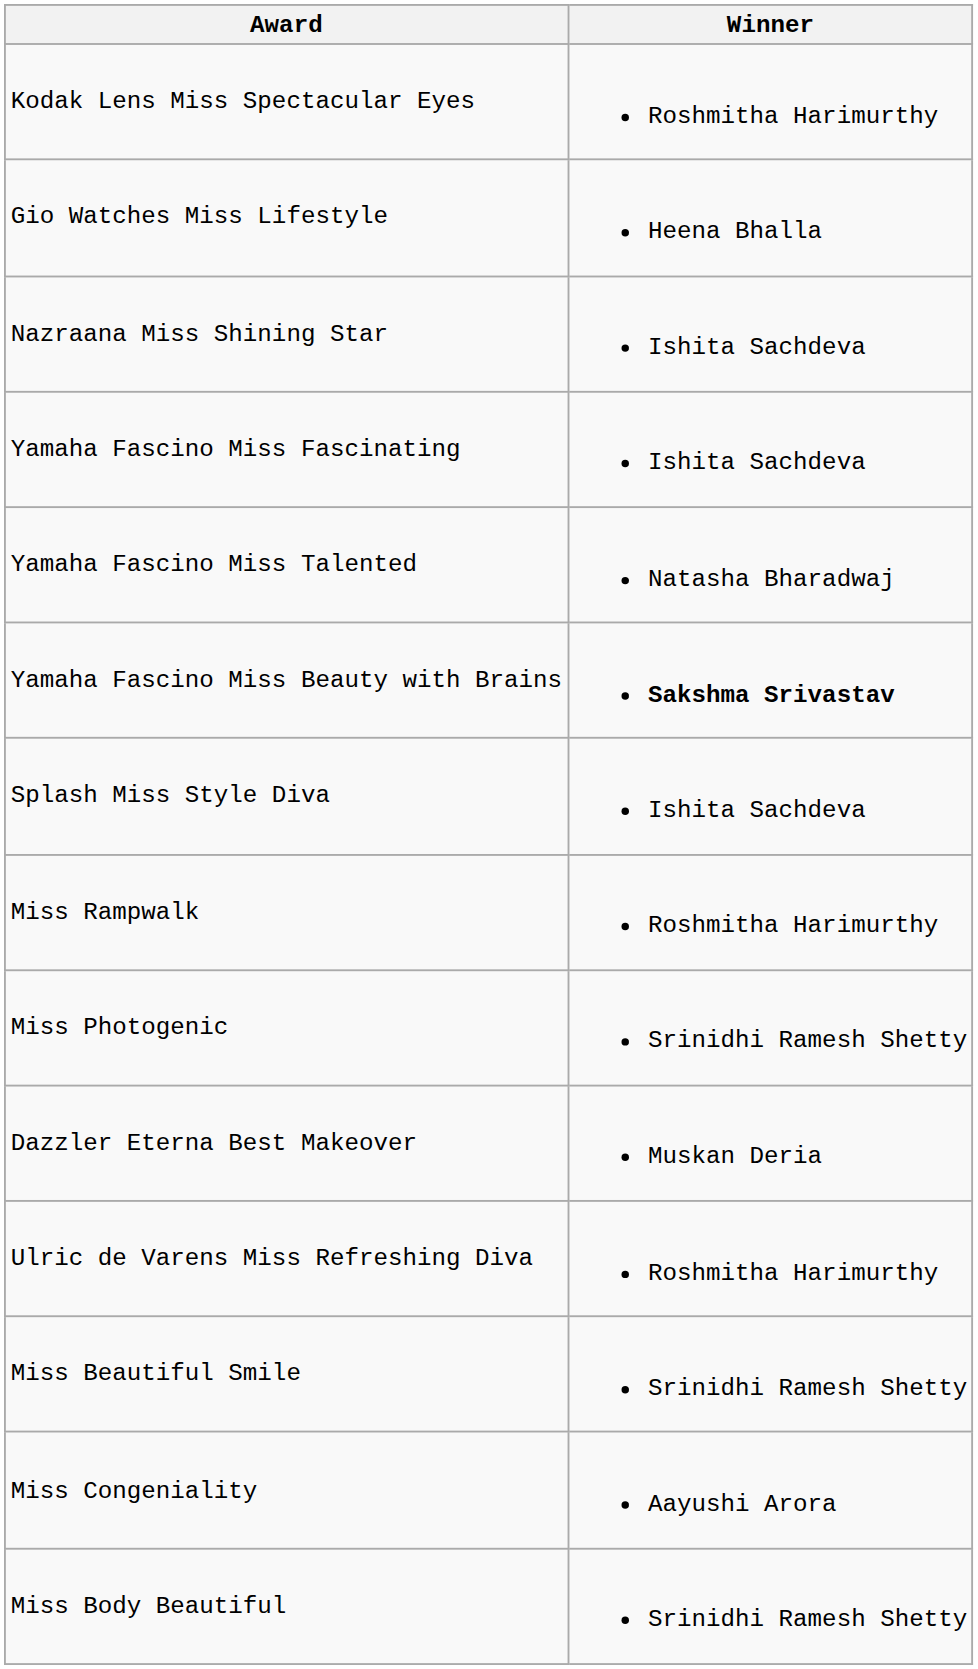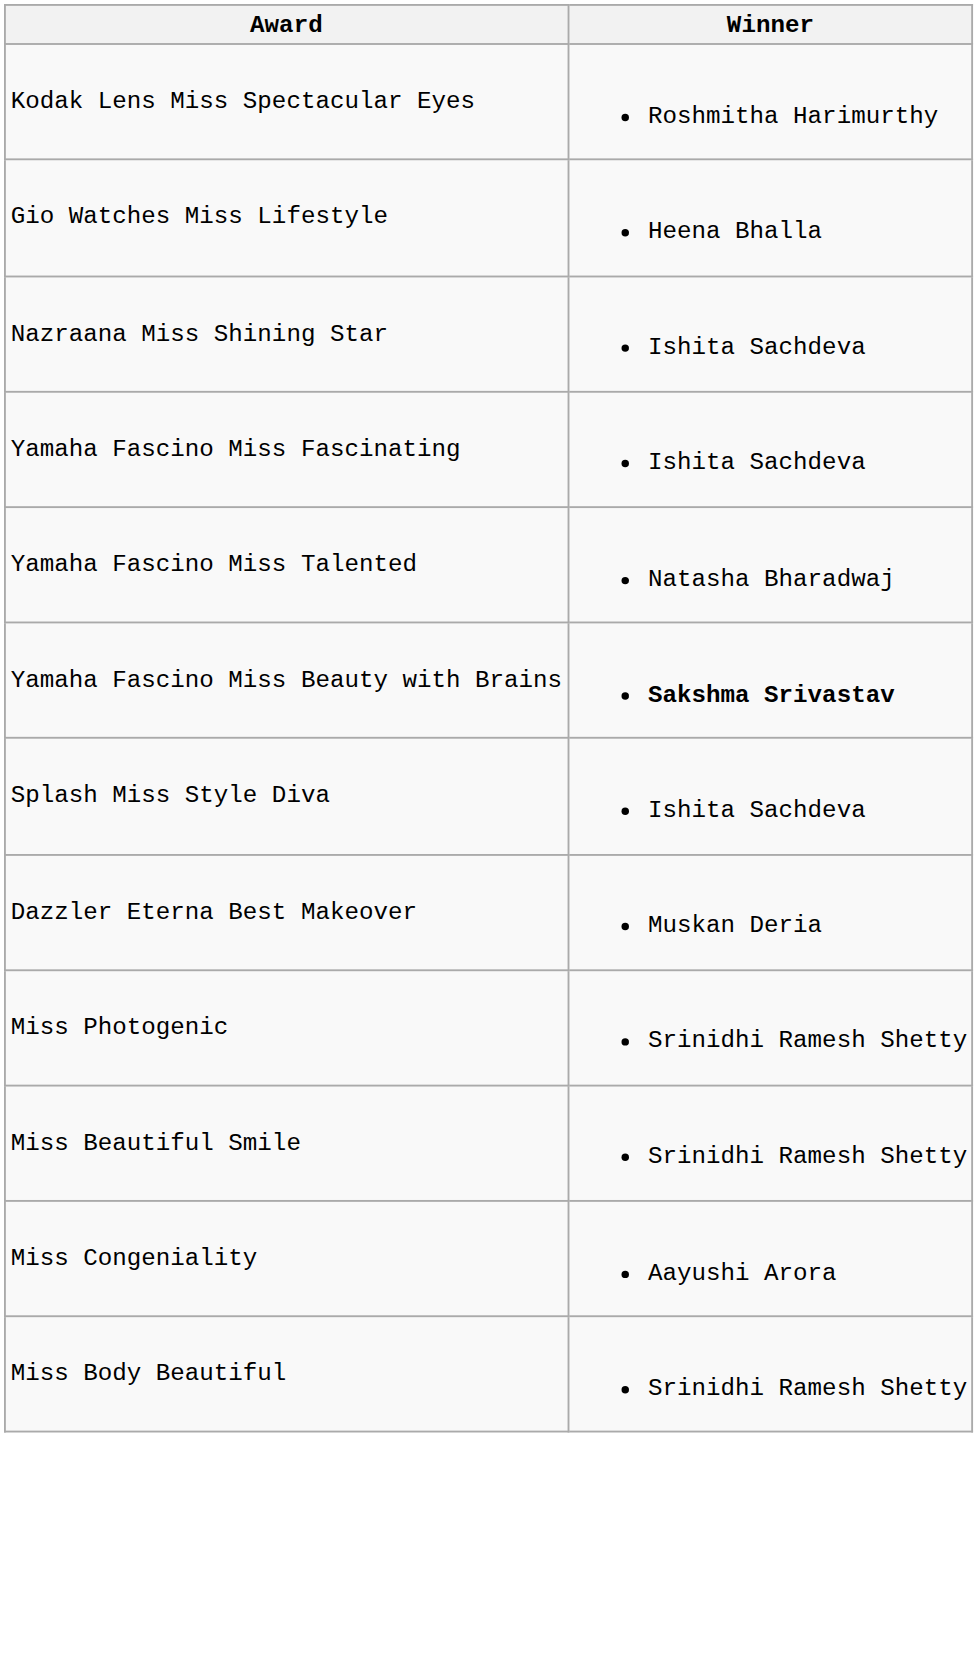- row: (105, 912)
rows swapped: (120, 1028) <-> (214, 1143)
- row: (272, 1259)
